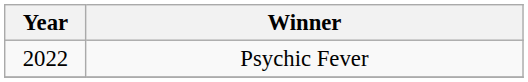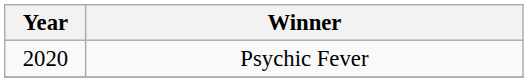(45, 58) 2022 -> (45, 58) 2020
